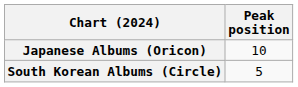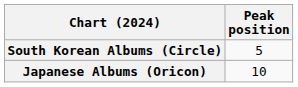rows swapped: (115, 50) <-> (115, 71)
